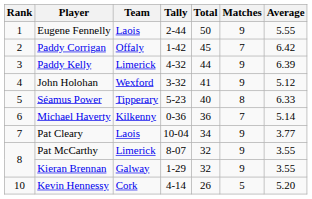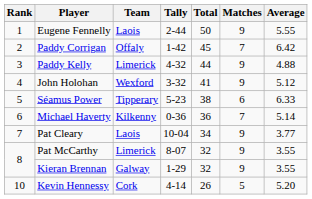(286, 64) 6.39 -> (286, 64) 4.88
(206, 99) 40 -> (206, 99) 38
(242, 99) 8 -> (242, 99) 6
